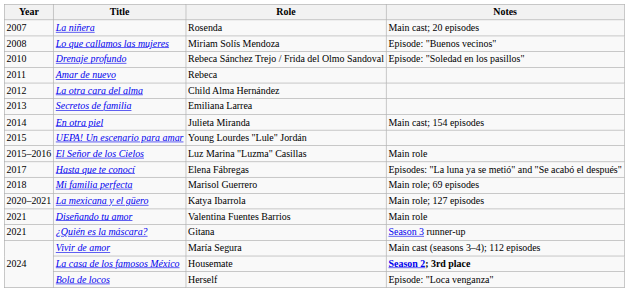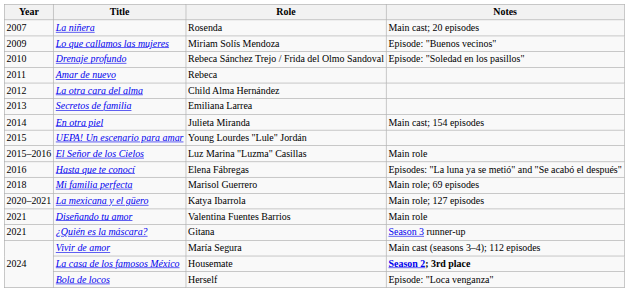(17, 43) 2008 -> (17, 43) 2009
(17, 169) 2017 -> (17, 169) 2016
